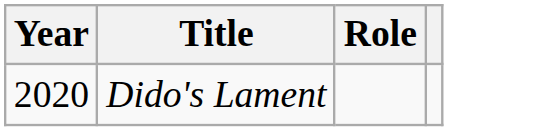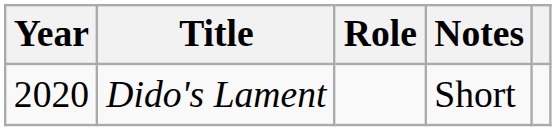+ column: (479, 34)
